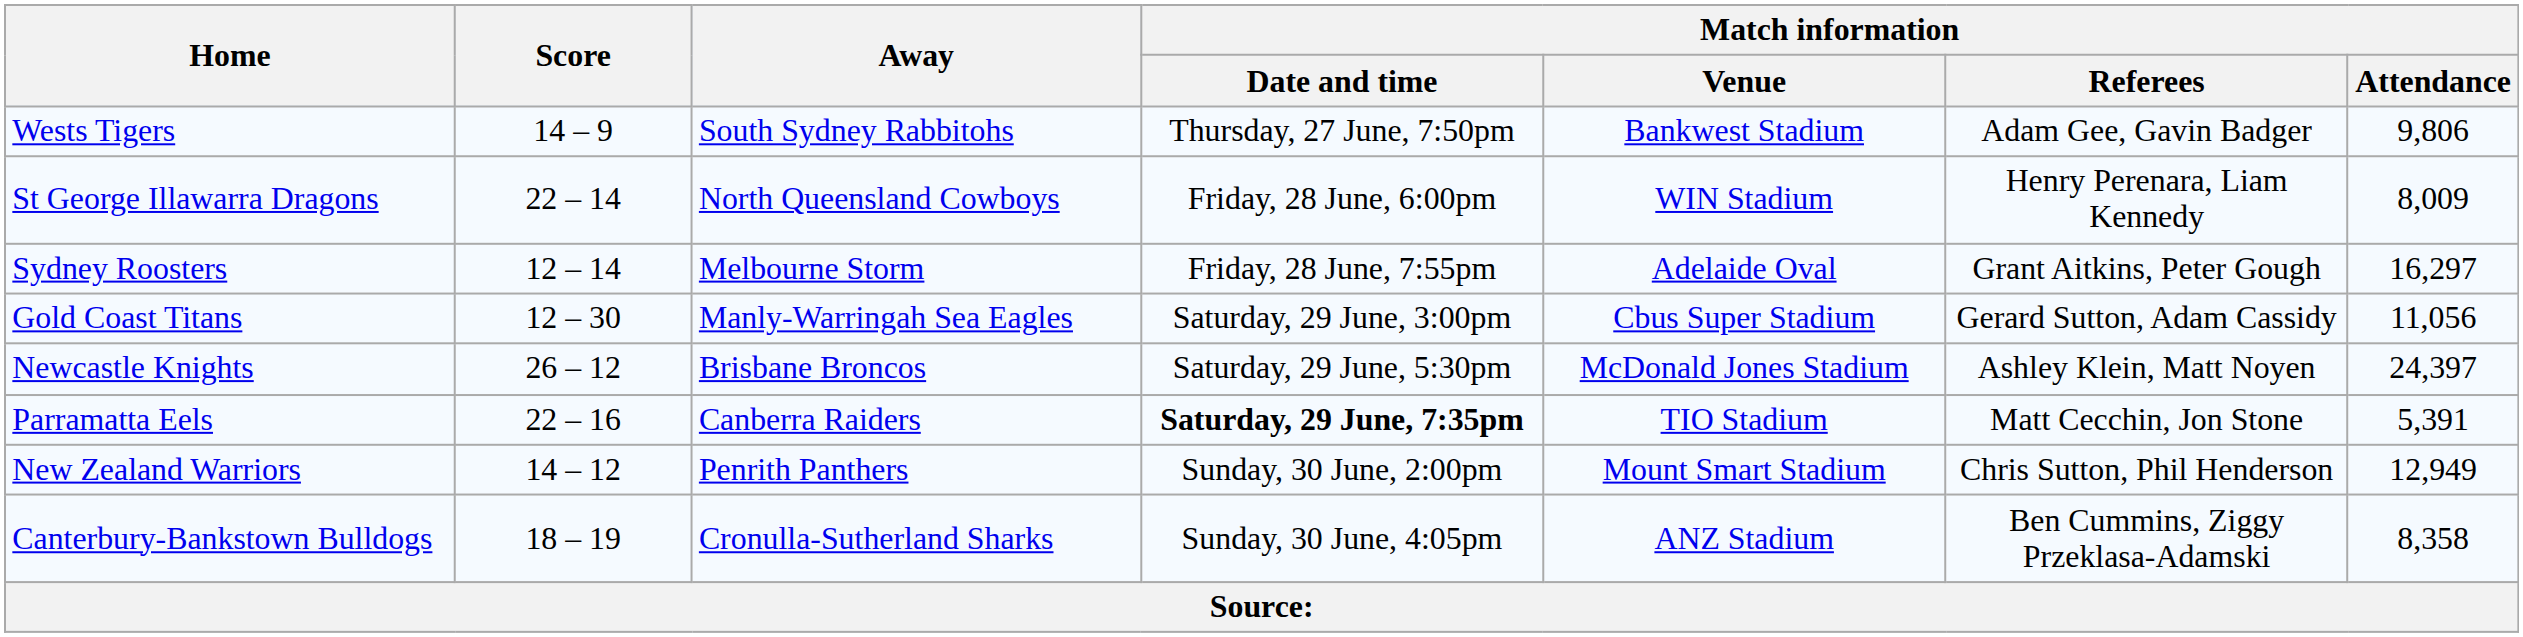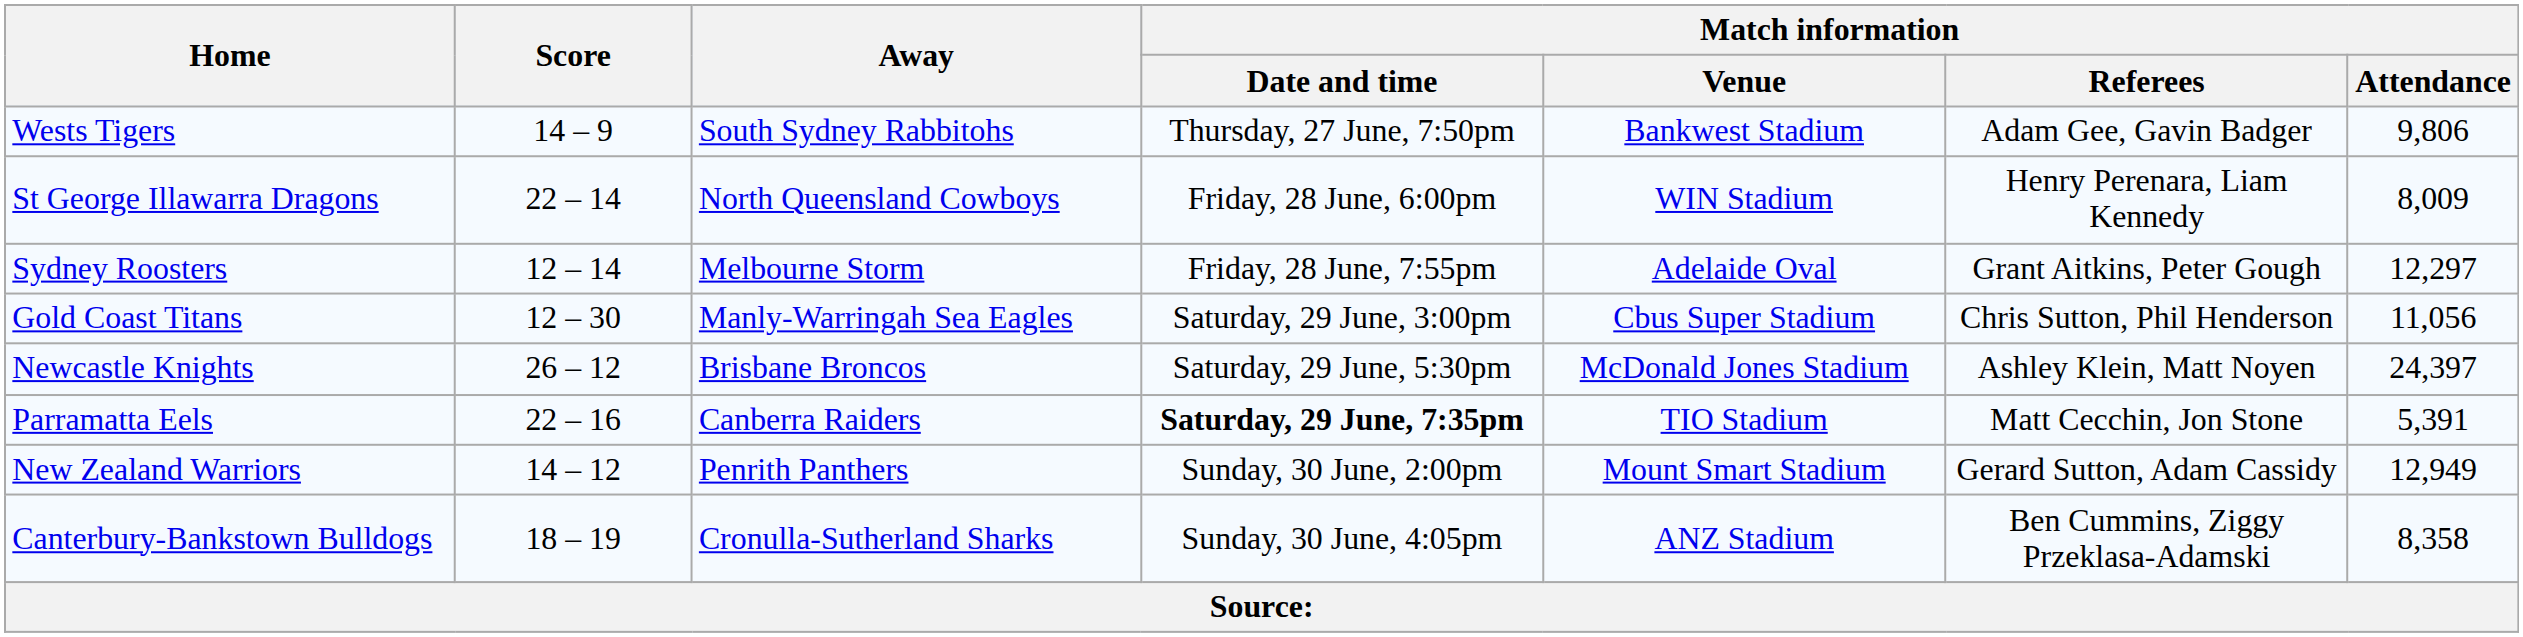(2433, 267) 16,297 -> (2433, 267) 12,297
(2147, 318) Gerard Sutton, Adam Cassidy -> (2147, 318) Chris Sutton, Phil Henderson
(2147, 469) Chris Sutton, Phil Henderson -> (2147, 469) Gerard Sutton, Adam Cassidy
